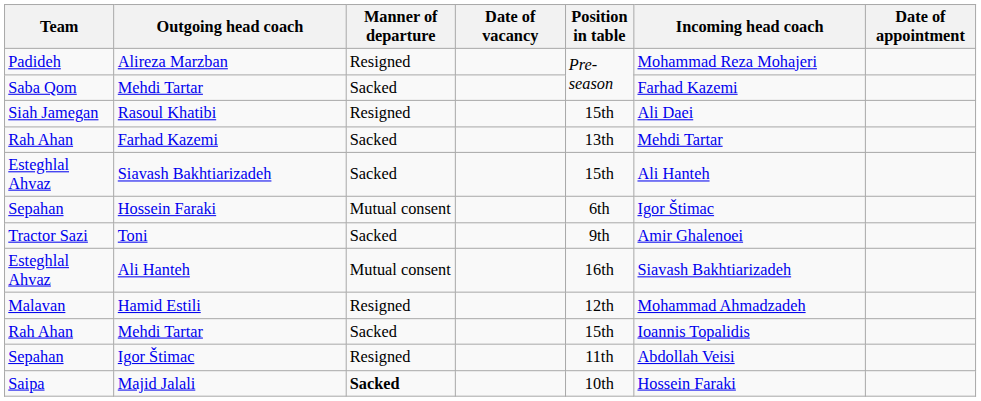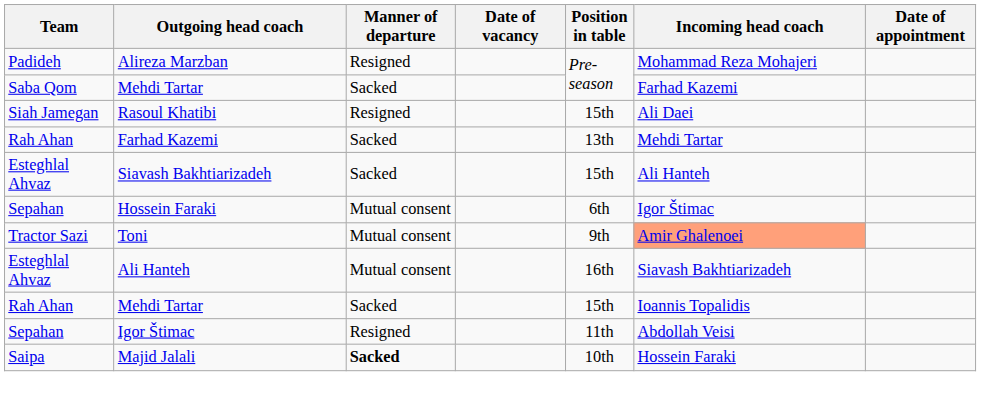(373, 235) Sacked -> (400, 235) Mutual consent
(690, 235) no background -> (690, 235) lightsalmon background
- row: (37, 305)
